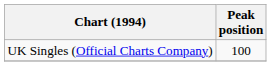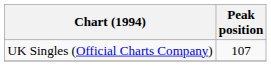(241, 50) 100 -> (241, 50) 107
